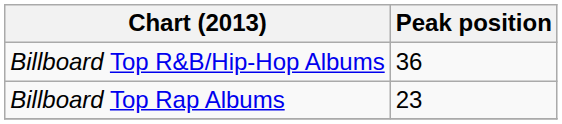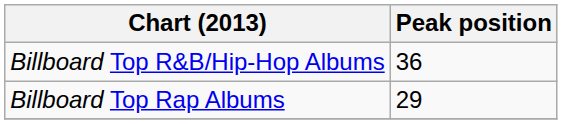(409, 99) 23 -> (409, 99) 29
